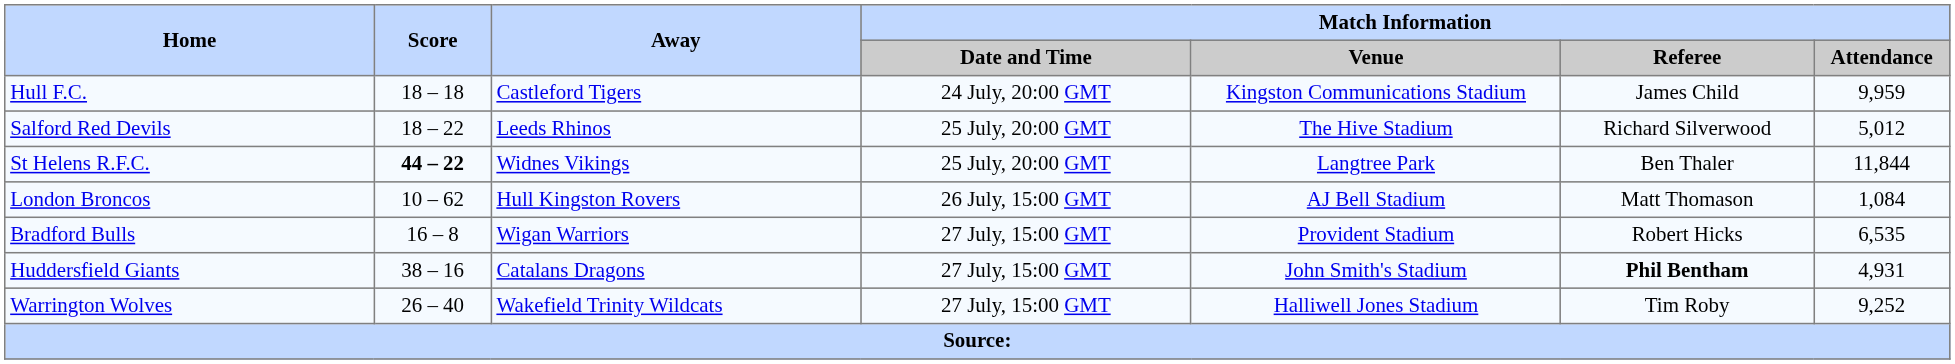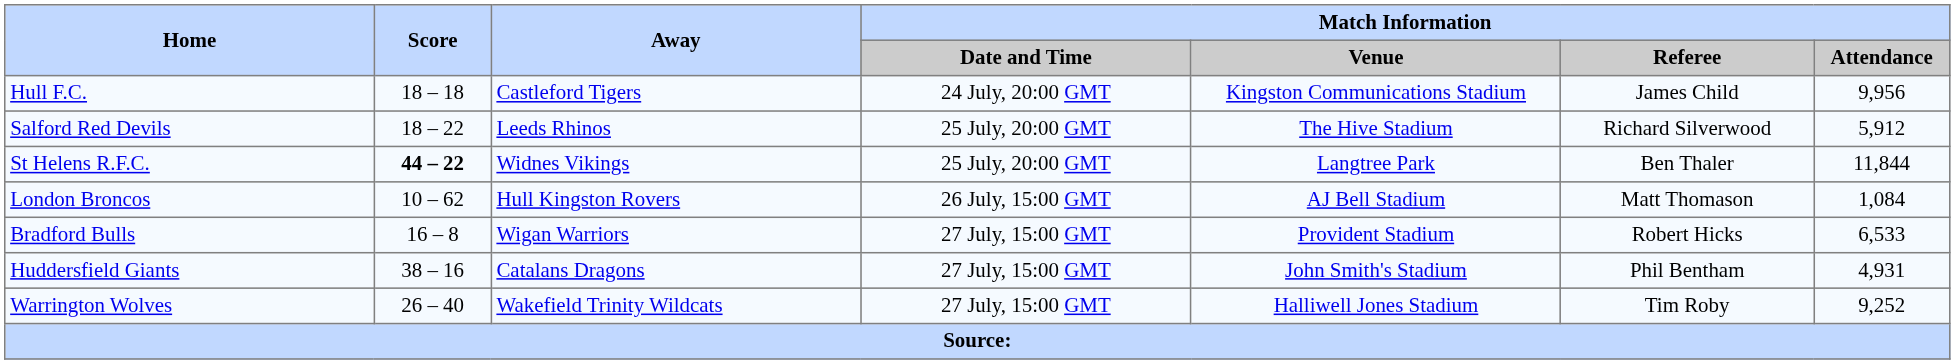(1882, 93) 9,959 -> (1882, 93) 9,956
(1882, 128) 5,012 -> (1882, 128) 5,912
(1882, 234) 6,535 -> (1882, 234) 6,533
(1687, 270) bold -> (1687, 270) normal
